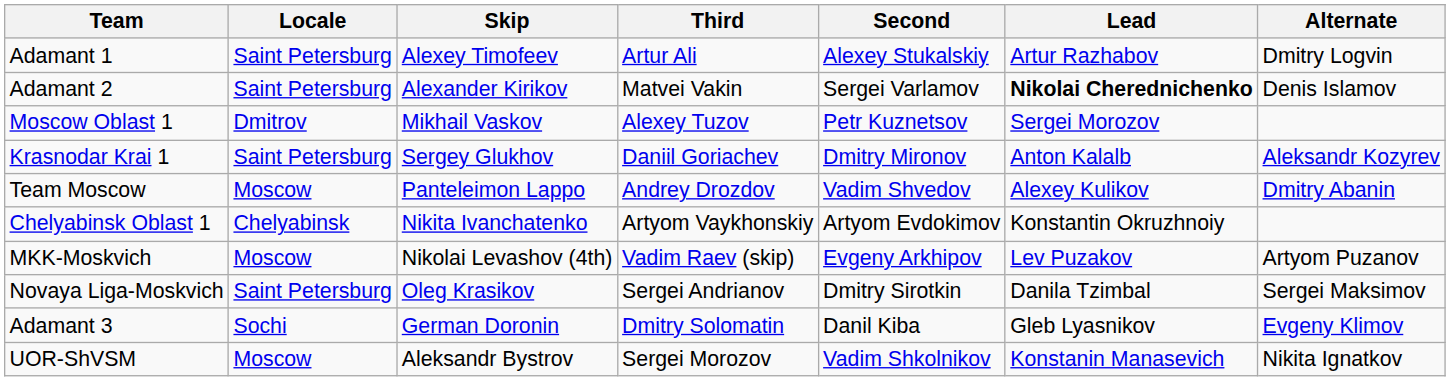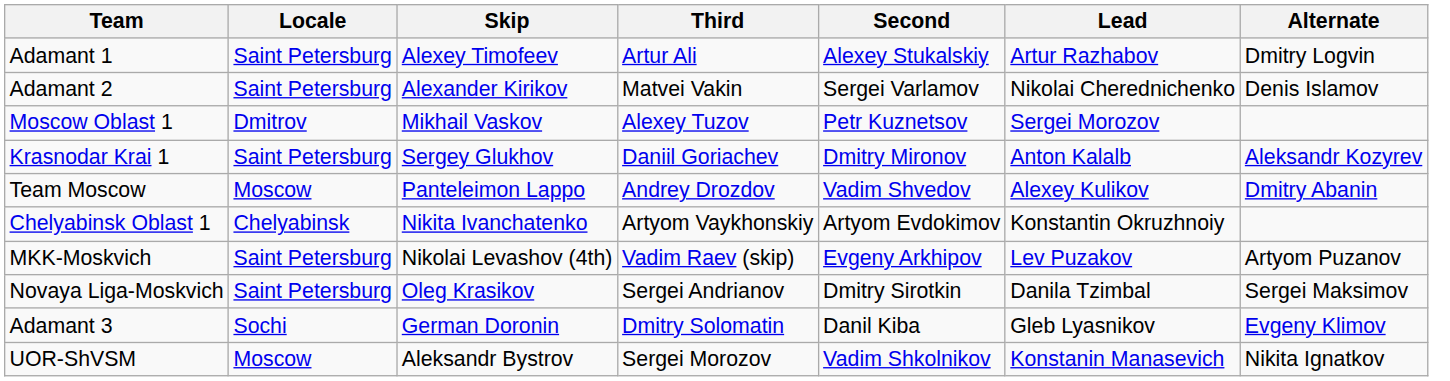(1132, 88) bold -> (1123, 88) normal
(272, 257) Moscow -> (313, 257) Saint Petersburg
